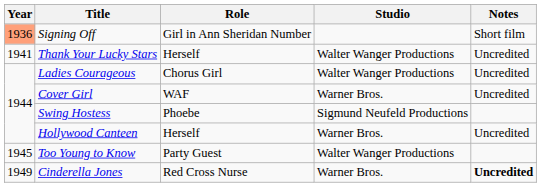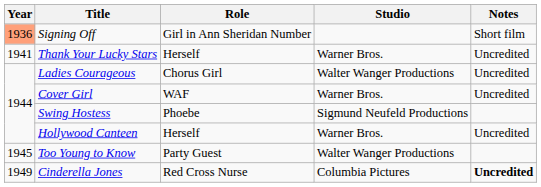(386, 53) Walter Wanger Productions -> (350, 53) Warner Bros.
(350, 172) Warner Bros. -> (363, 172) Columbia Pictures
